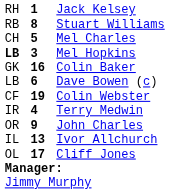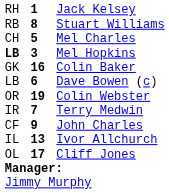(12, 97) CF -> (12, 97) OR
(34, 111) 4 -> (34, 111) 7
(12, 126) OR -> (12, 126) CF
